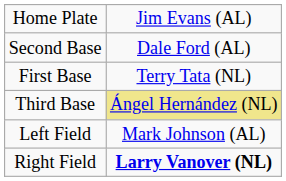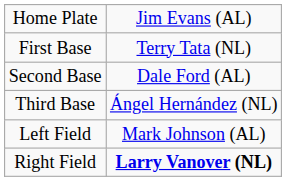rows swapped: (55, 76) <-> (55, 47)
(194, 104) khaki background -> (194, 104) no background
